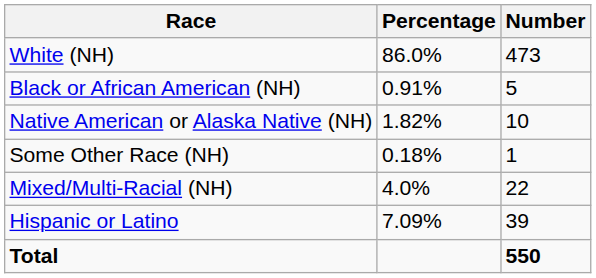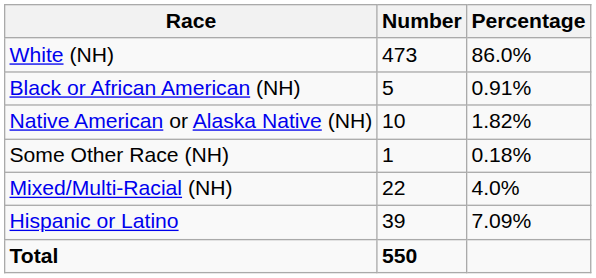columns swapped: (545, 21) <-> (439, 21)
